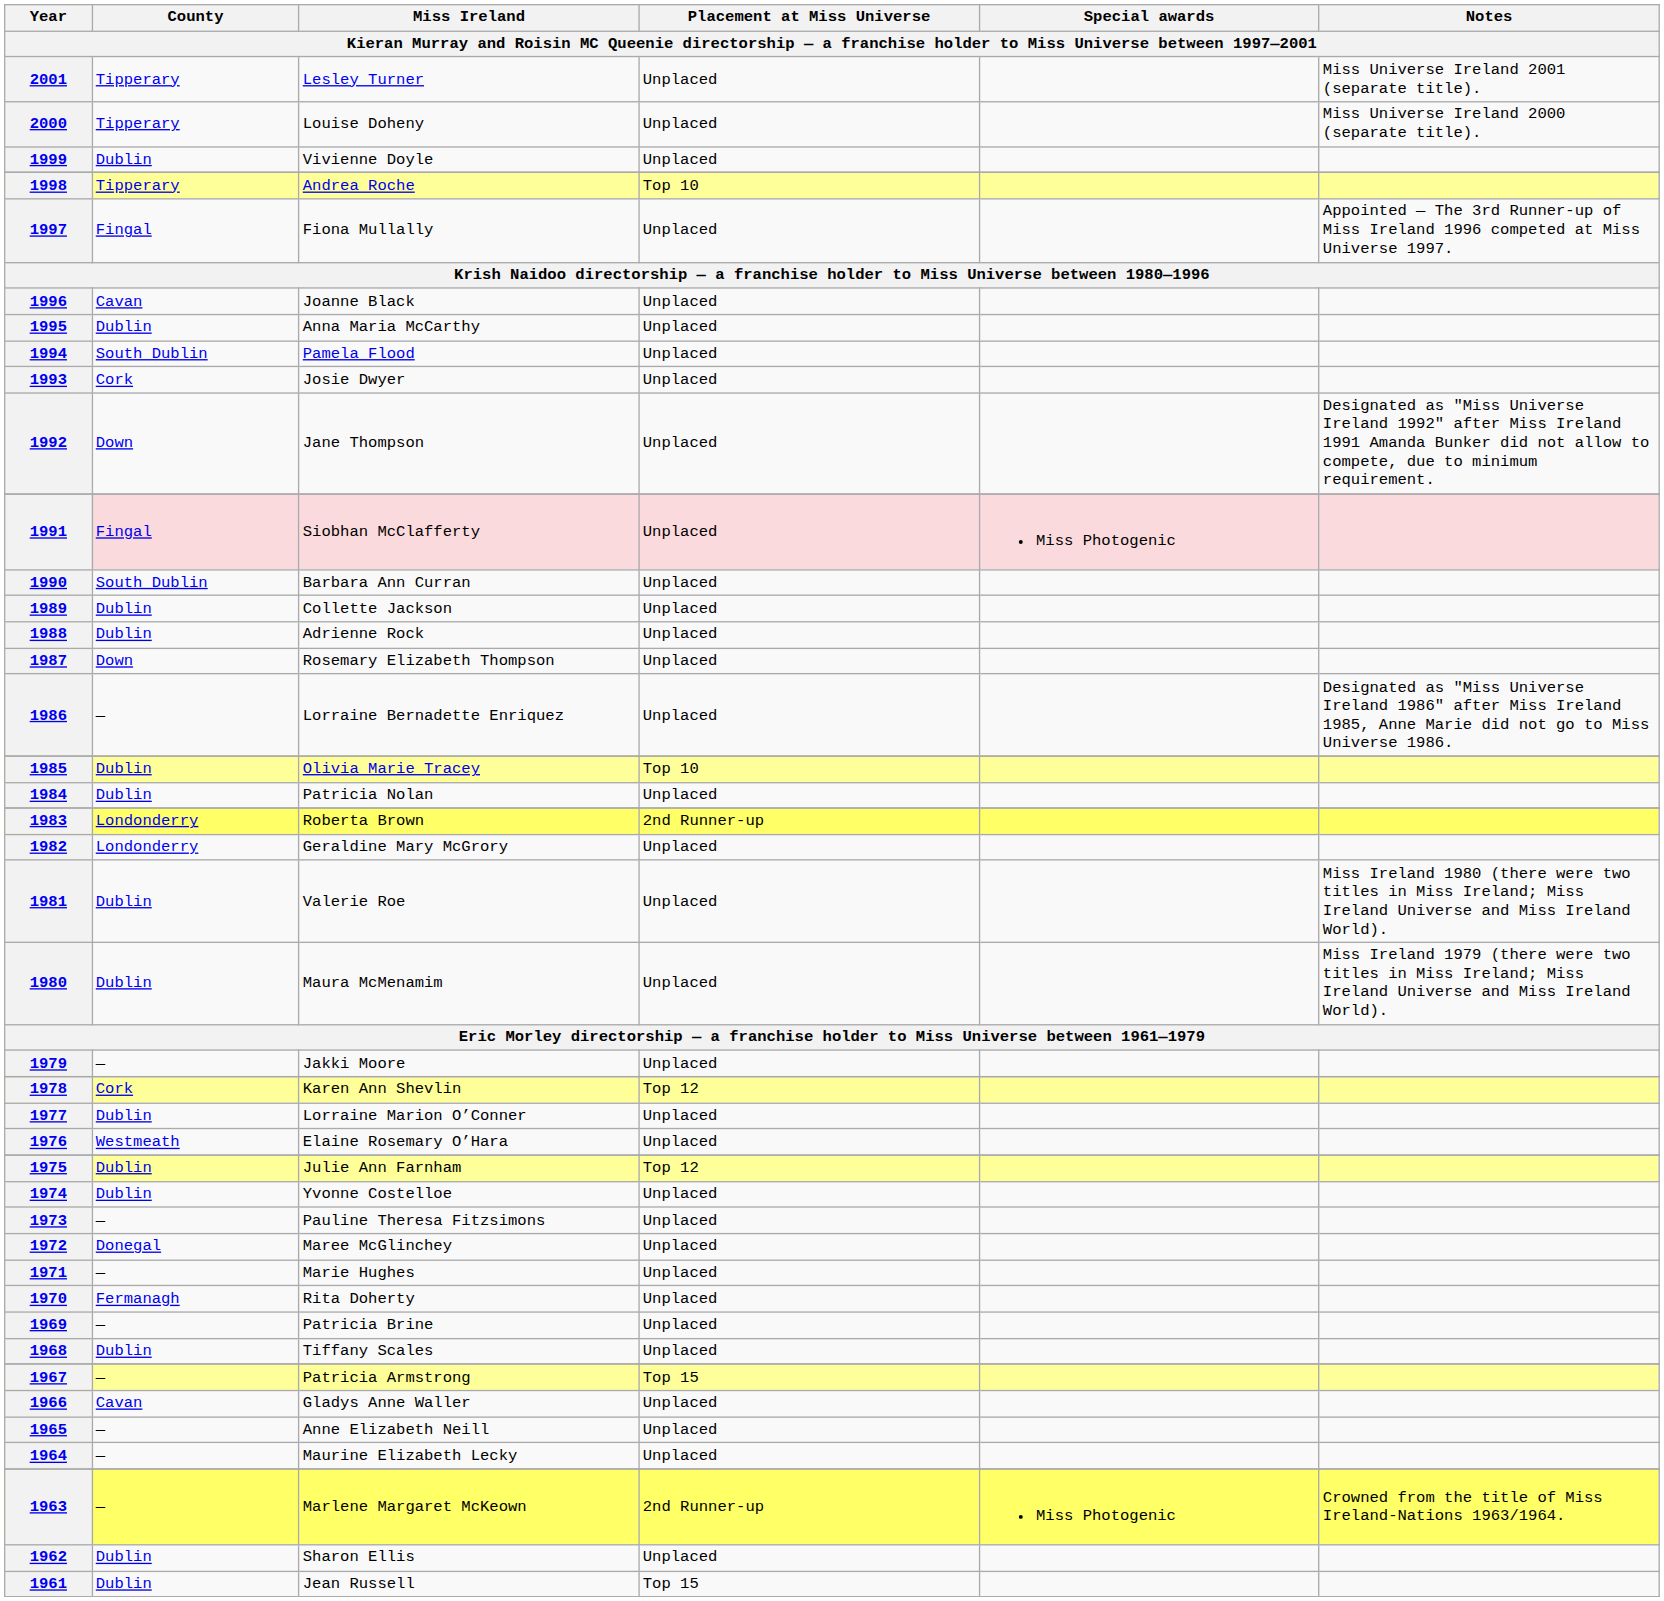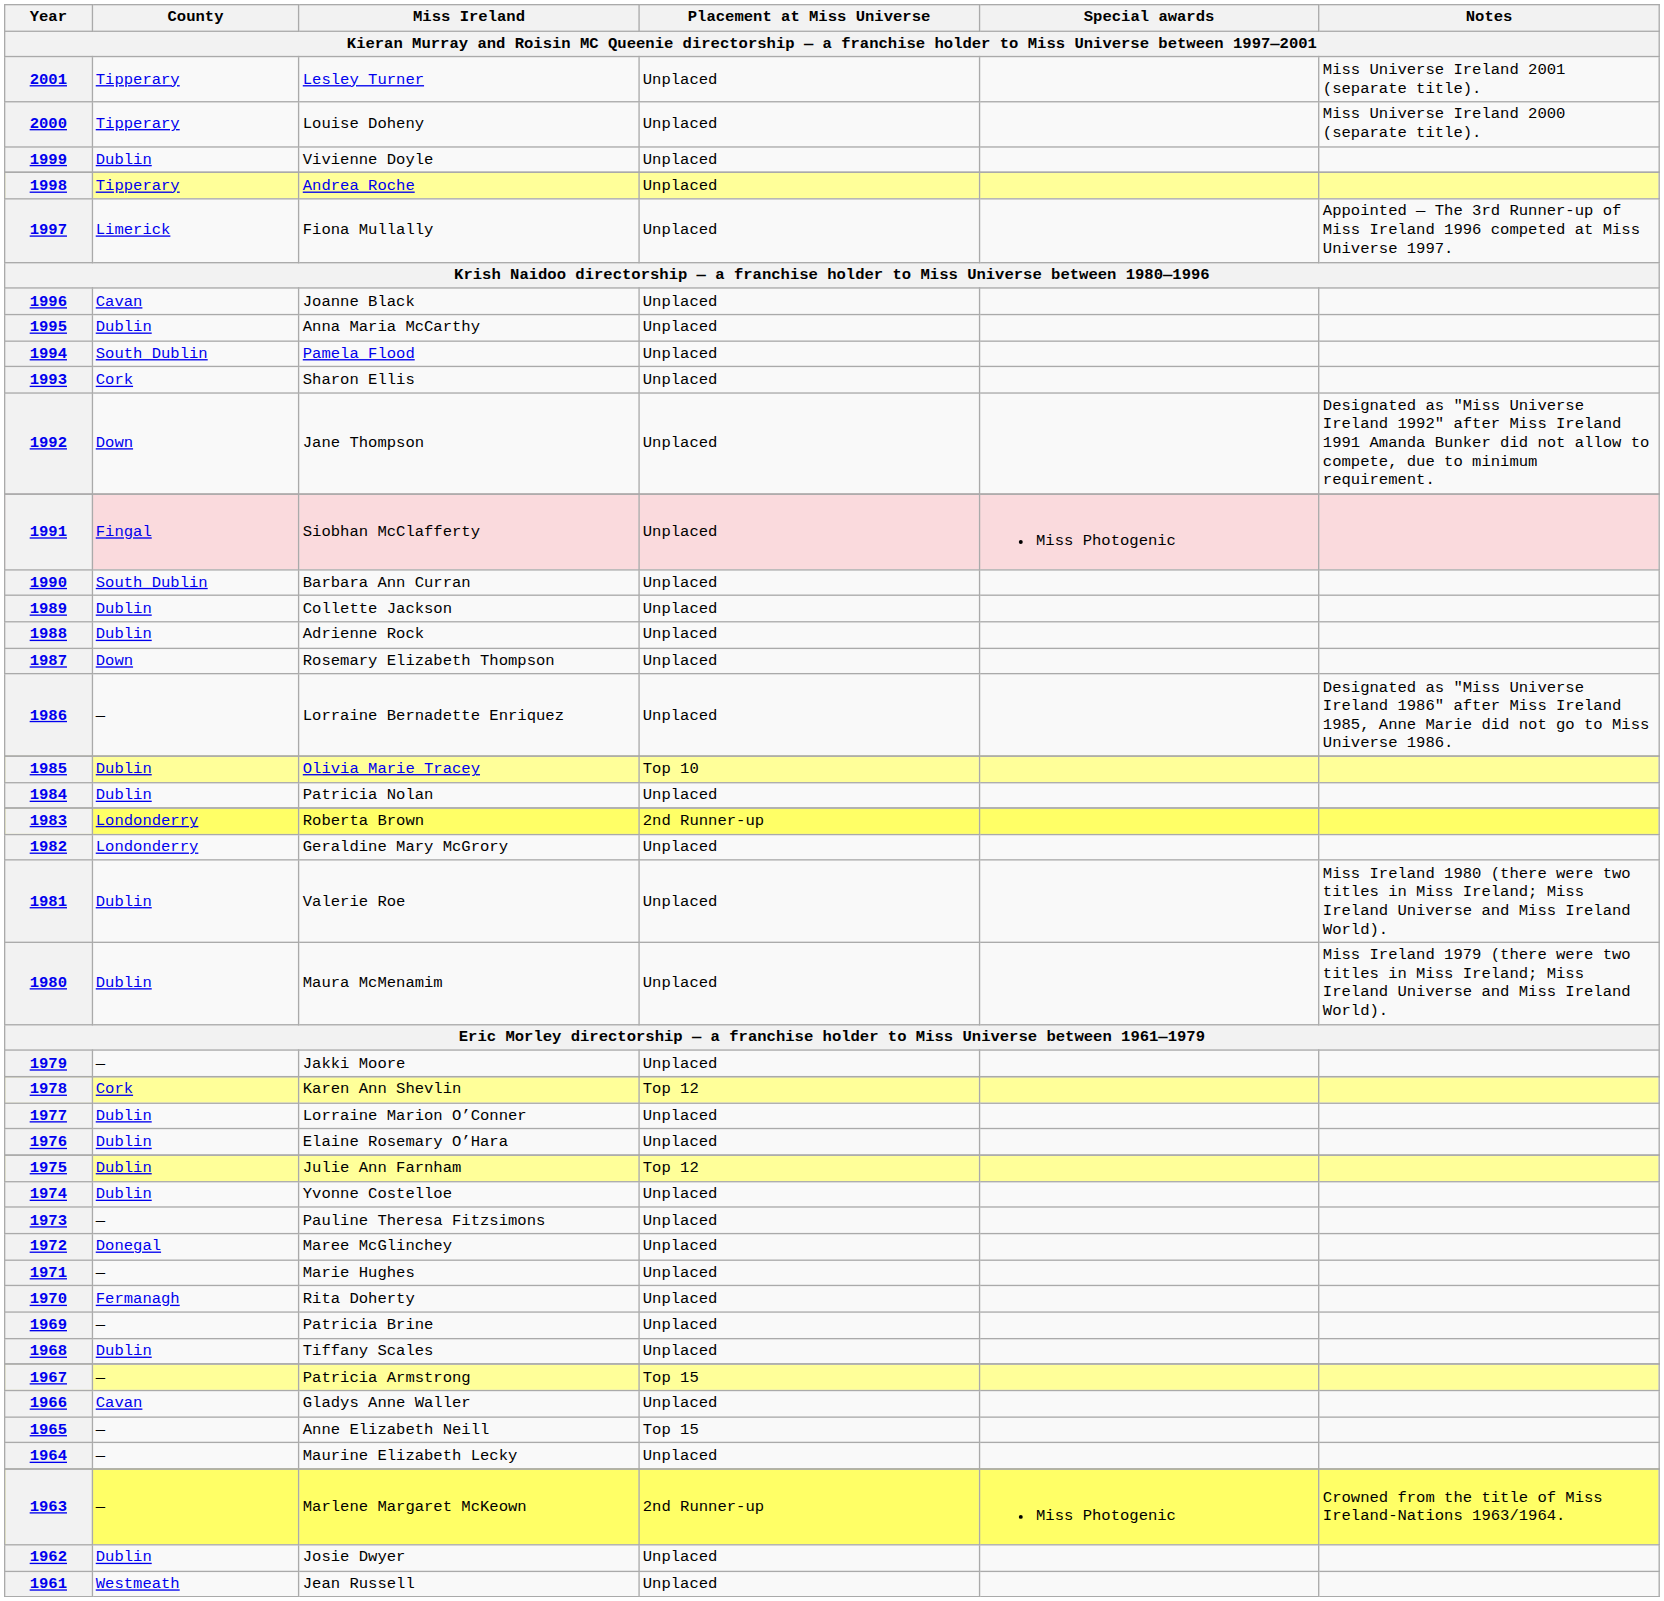(671, 185) Top 10 -> (680, 185) Unplaced
(124, 230) Fingal -> (133, 230) Limerick
(354, 379) Josie Dwyer -> (359, 379) Sharon Ellis
(138, 1142) Westmeath -> (124, 1142) Dublin
(680, 1429) Unplaced -> (671, 1429) Top 15
(359, 1558) Sharon Ellis -> (354, 1558) Josie Dwyer
(124, 1584) Dublin -> (138, 1584) Westmeath
(671, 1584) Top 15 -> (680, 1584) Unplaced
